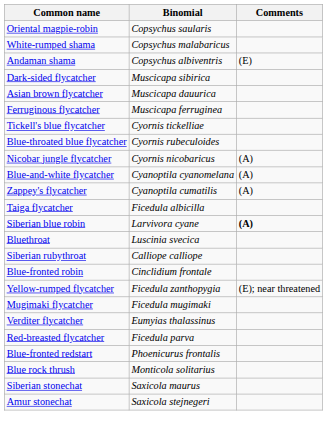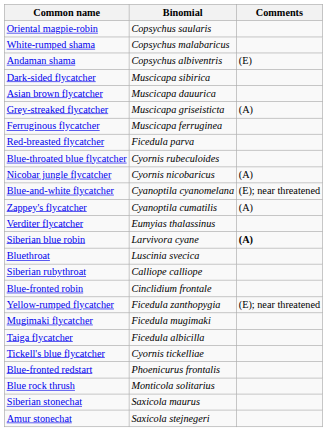+ row: (57, 110)
rows swapped: (56, 126) <-> (55, 337)
(246, 175) (A) -> (279, 191) (E); near threatened
rows swapped: (45, 321) <-> (40, 207)
